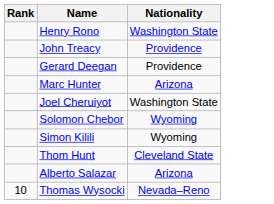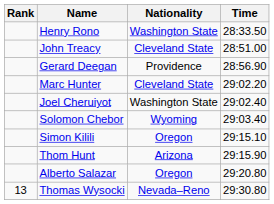+ column: (245, 13)
(174, 48) Providence -> (174, 48) Cleveland State
(174, 84) Arizona -> (174, 84) Cleveland State
(174, 137) Wyoming -> (174, 137) Oregon
(174, 155) Cleveland State -> (174, 155) Arizona
(174, 173) Arizona -> (174, 173) Oregon
(21, 191) 10 -> (21, 191) 13
